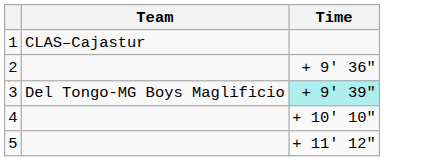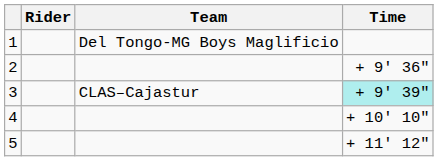+ column: (48, 17)
(85, 42) CLAS–Cajastur -> (209, 42) Del Tongo-MG Boys Maglificio
(155, 93) Del Tongo-MG Boys Maglificio -> (139, 93) CLAS–Cajastur
